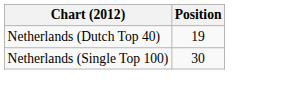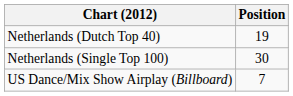+ row: (120, 79)
